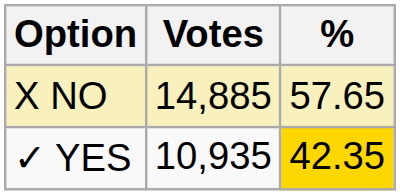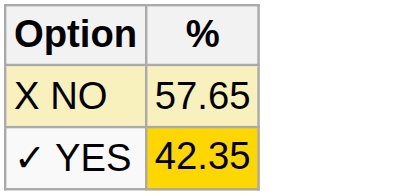- column: (213, 34)
